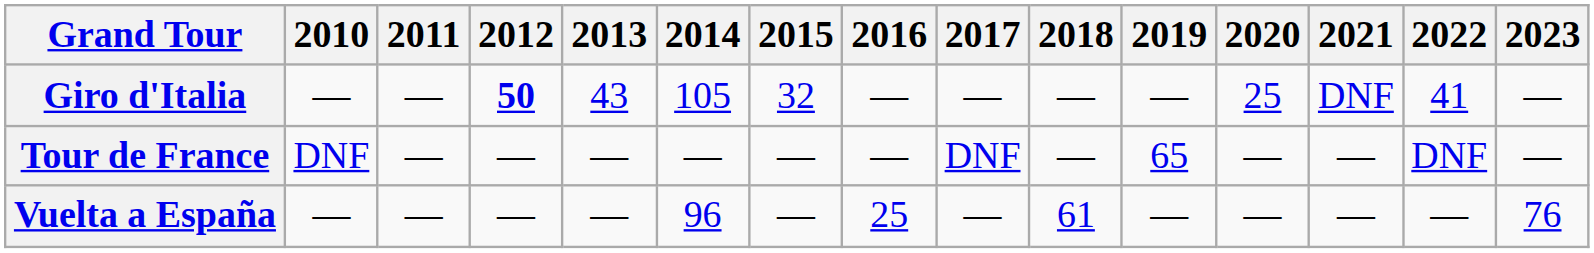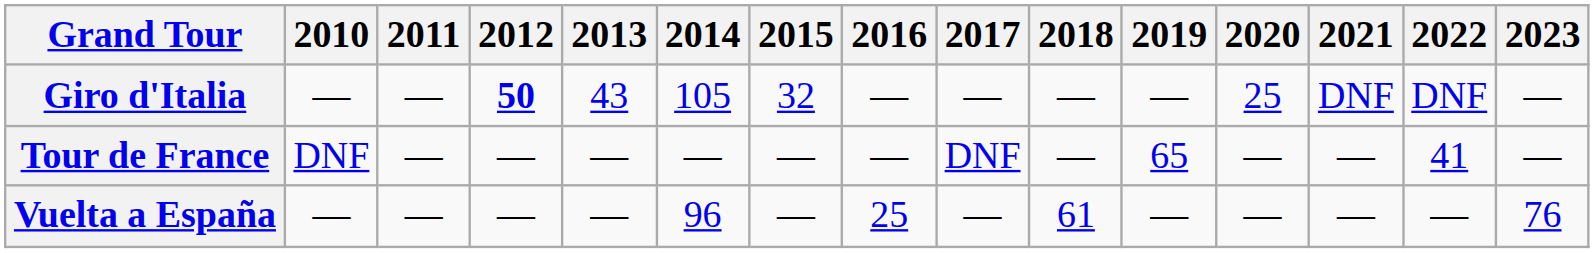(1449, 94) 41 -> (1449, 94) DNF
(1449, 154) DNF -> (1449, 154) 41
